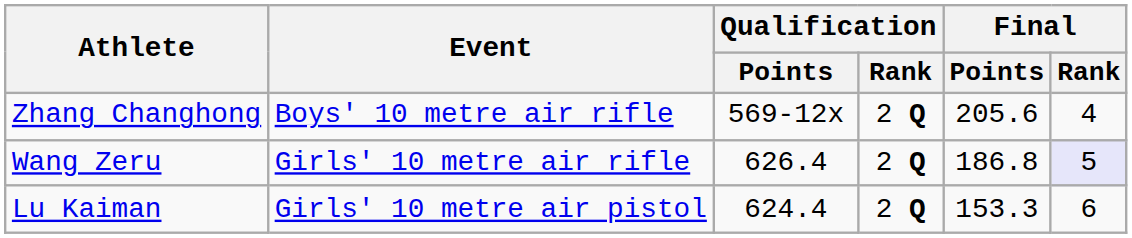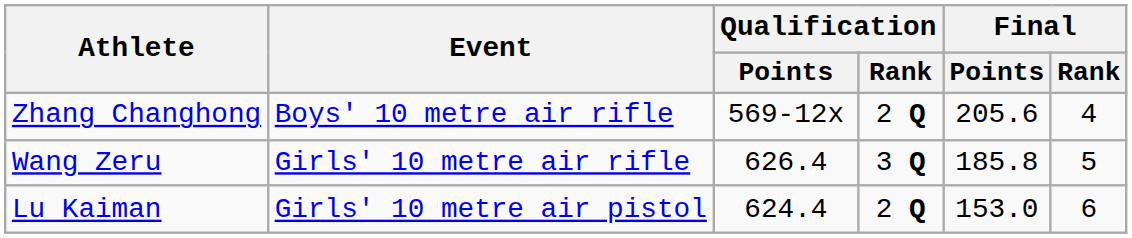(901, 163) 2 Q -> (901, 163) 3 Q
(997, 163) 186.8 -> (997, 163) 185.8
(1089, 163) lavender background -> (1089, 163) no background
(997, 209) 153.3 -> (997, 209) 153.0
